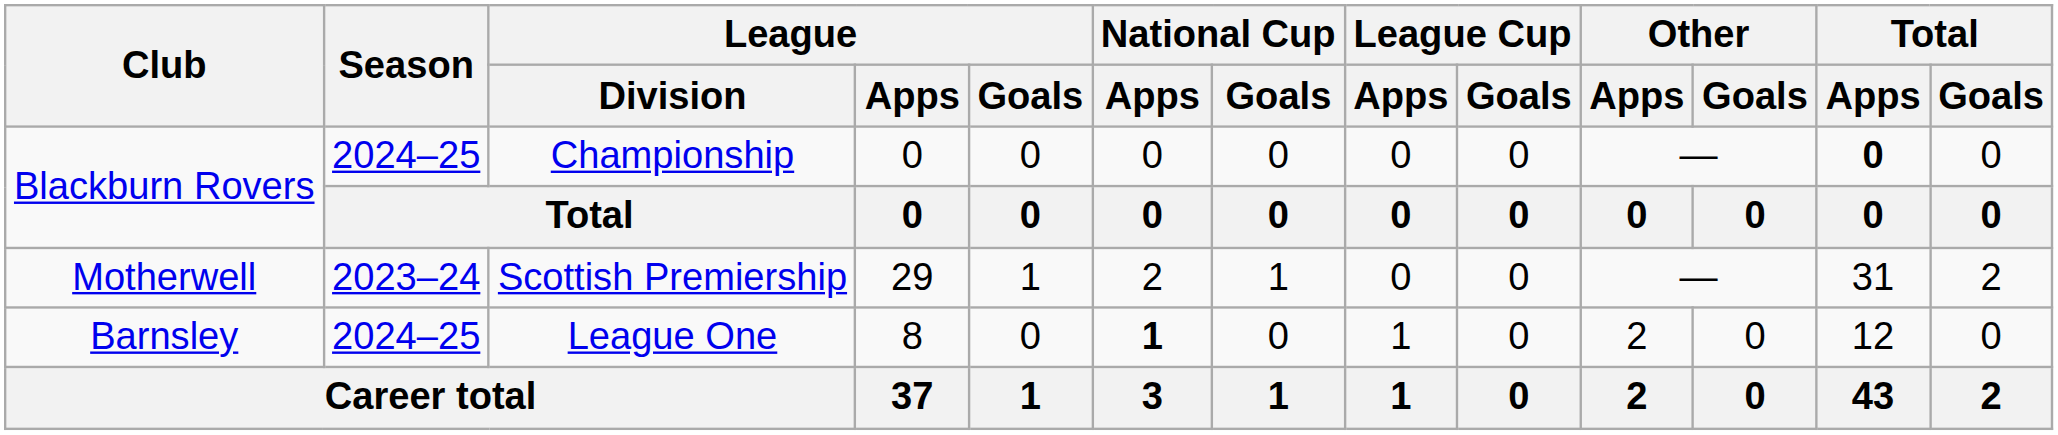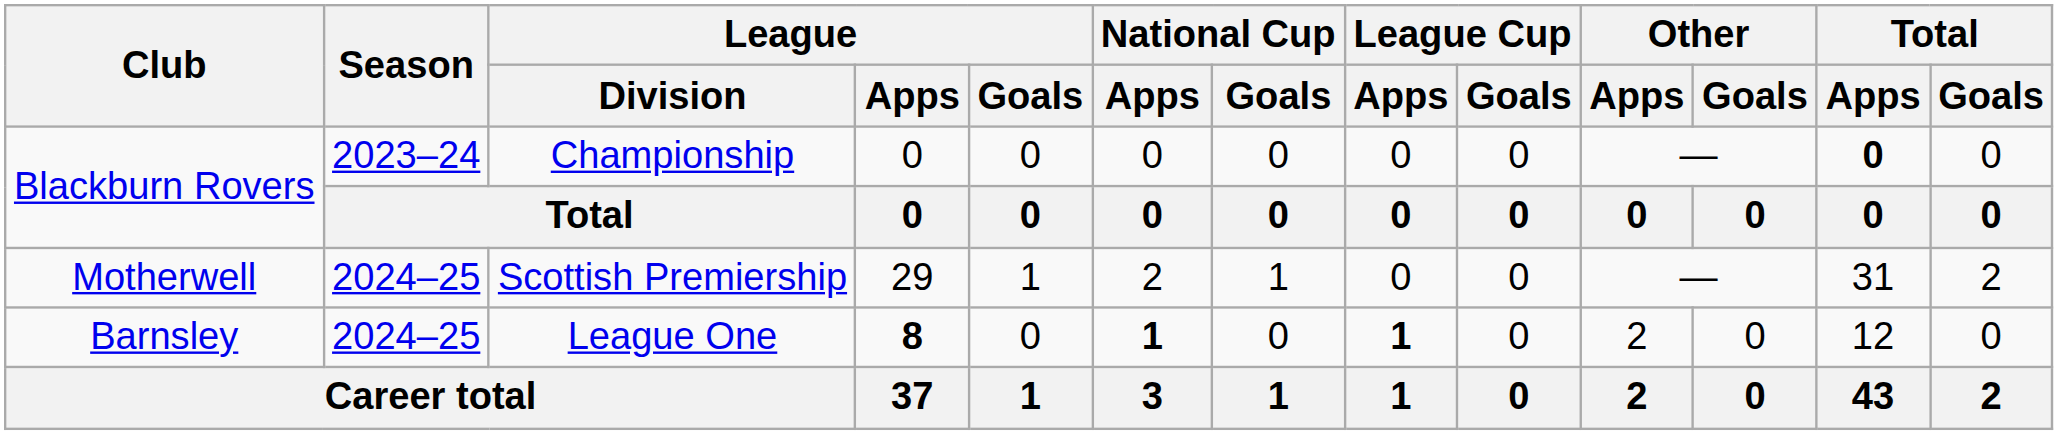(406, 155) 2024–25 -> (406, 155) 2023–24
(406, 276) 2023–24 -> (406, 276) 2024–25
(912, 336) normal -> (912, 336) bold
(1401, 336) normal -> (1401, 336) bold
